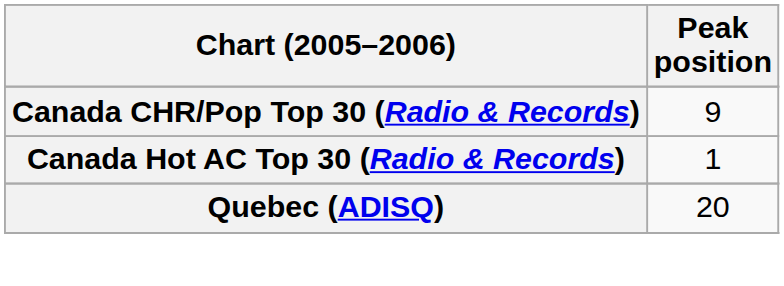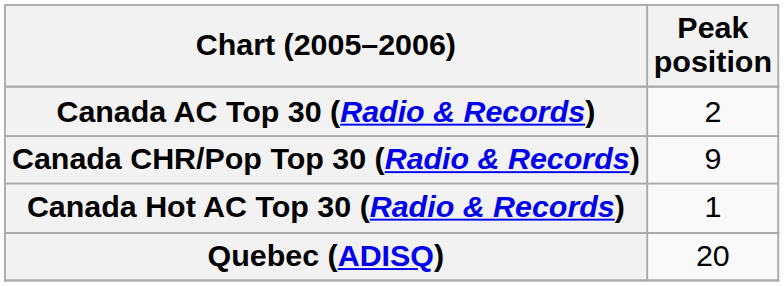+ row: (326, 111)
